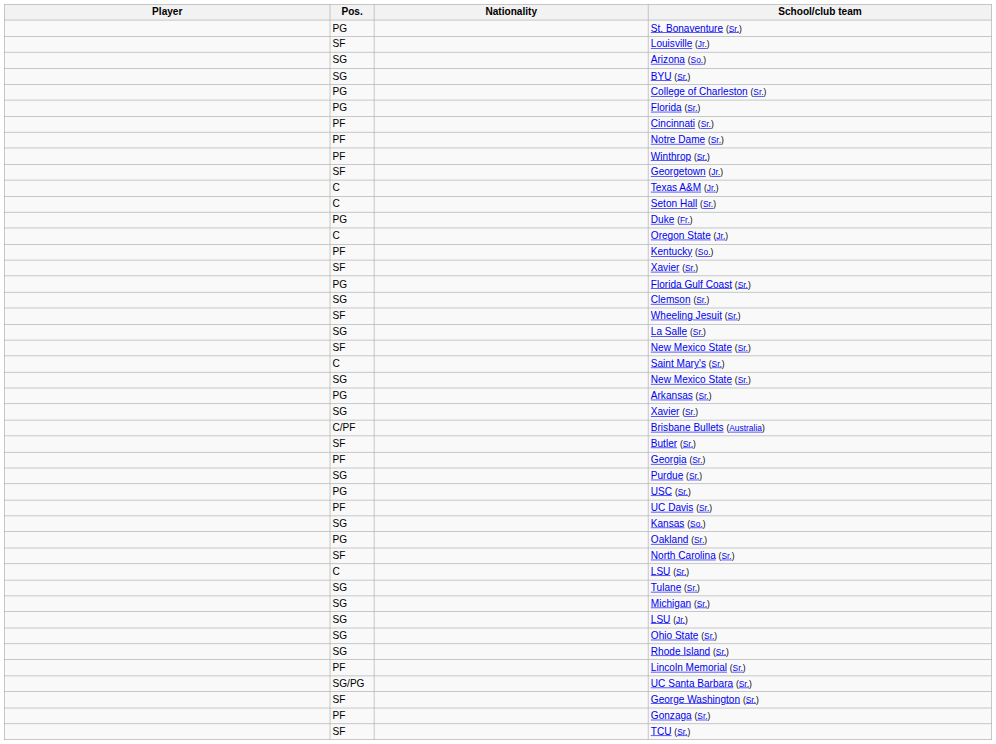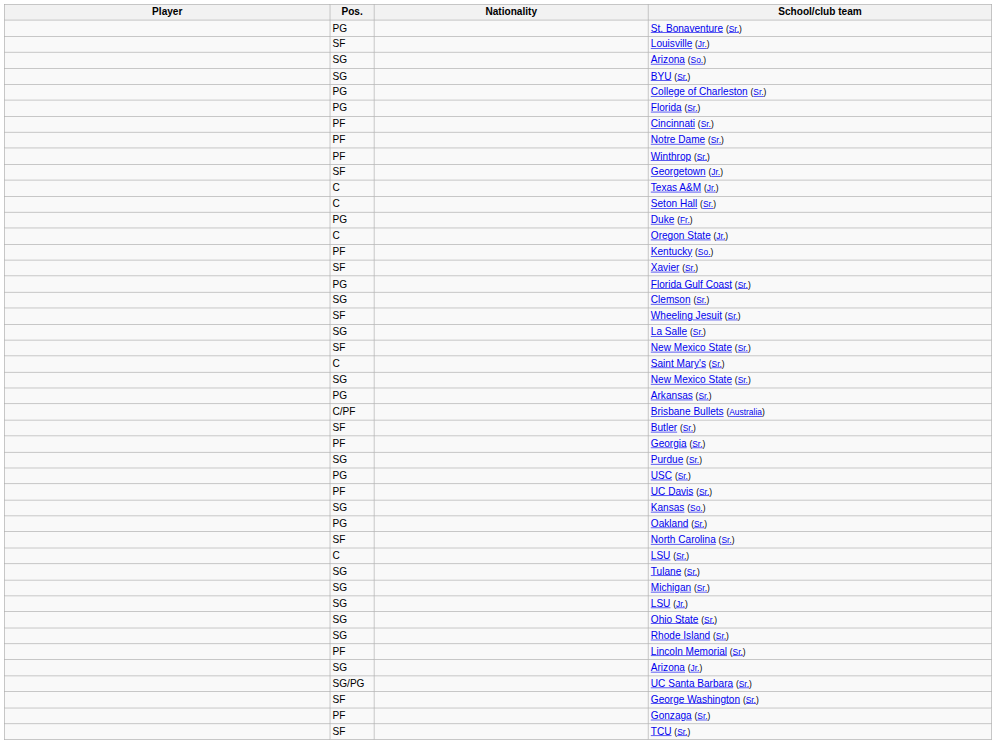- row: (340, 412)
+ row: (340, 667)
